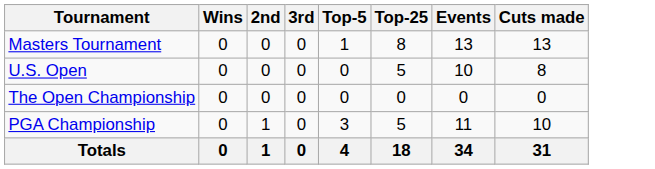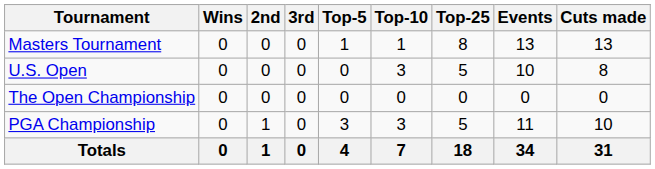+ column: (401, 17)
